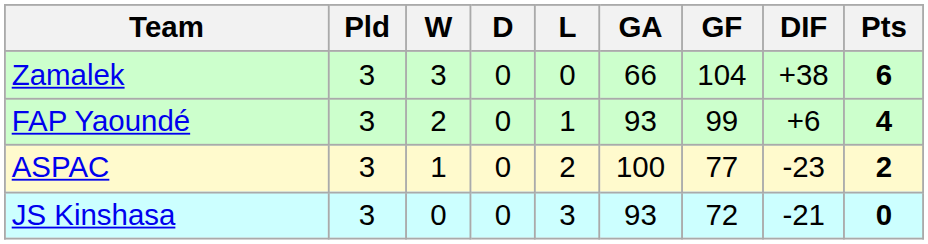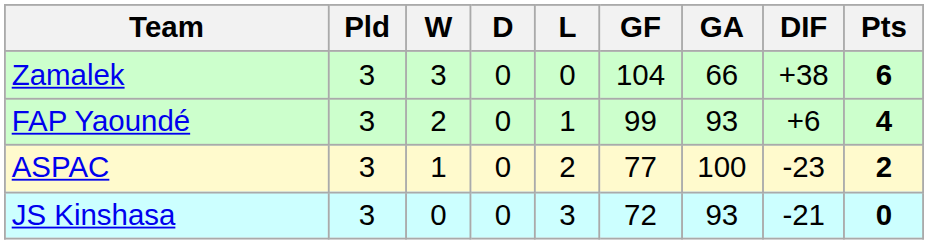columns swapped: (722, 27) <-> (640, 27)
